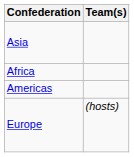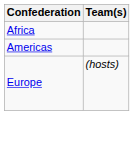- row: (17, 42)
